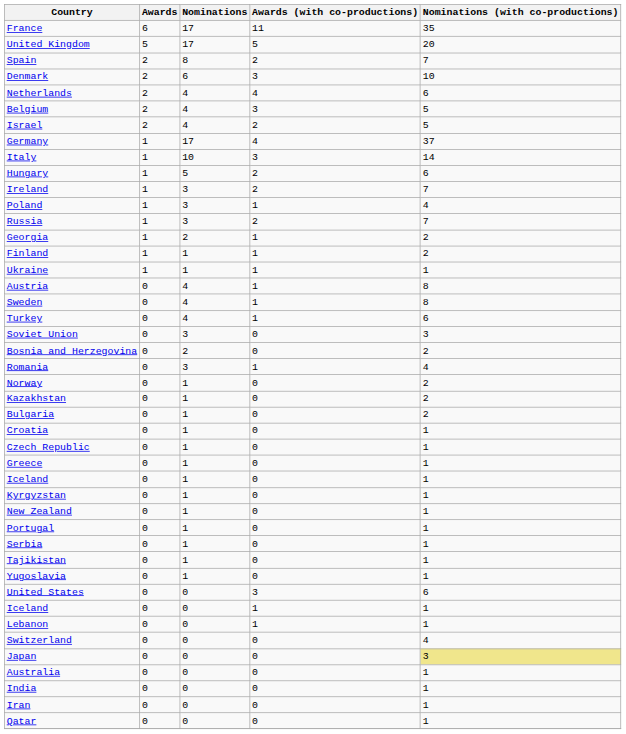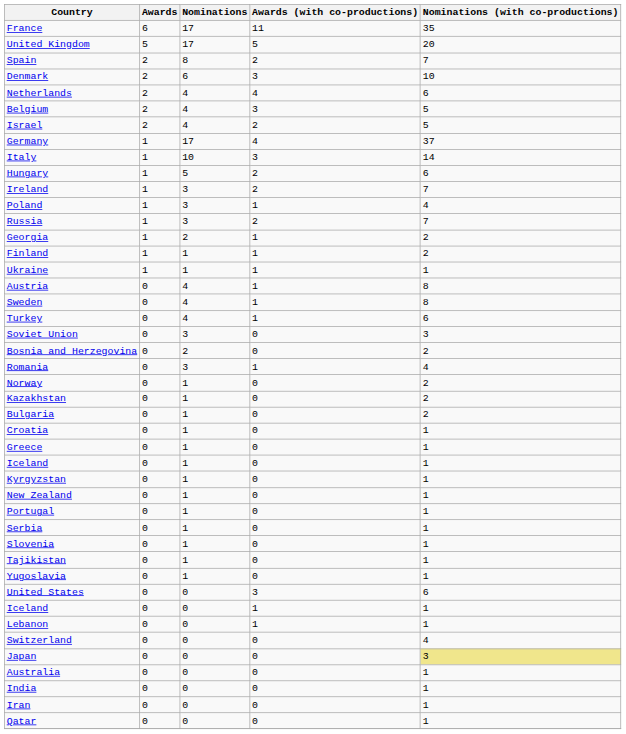- row: (48, 447)
+ row: (30, 544)
